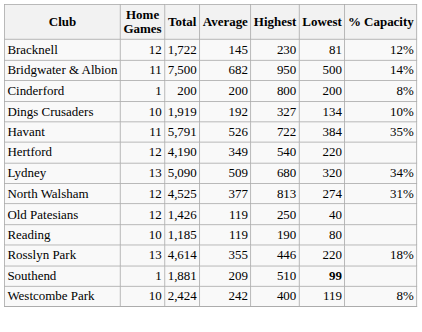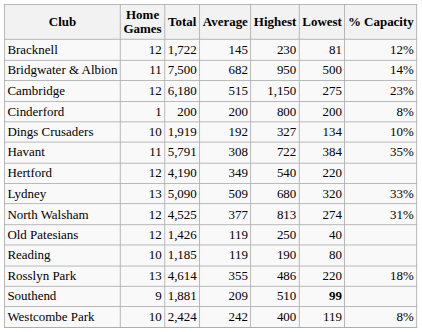+ row: (36, 91)
(238, 132) 526 -> (238, 152) 308
(402, 173) 34% -> (402, 193) 33%
(287, 255) 446 -> (287, 276) 486
(158, 276) 1 -> (158, 296) 9
